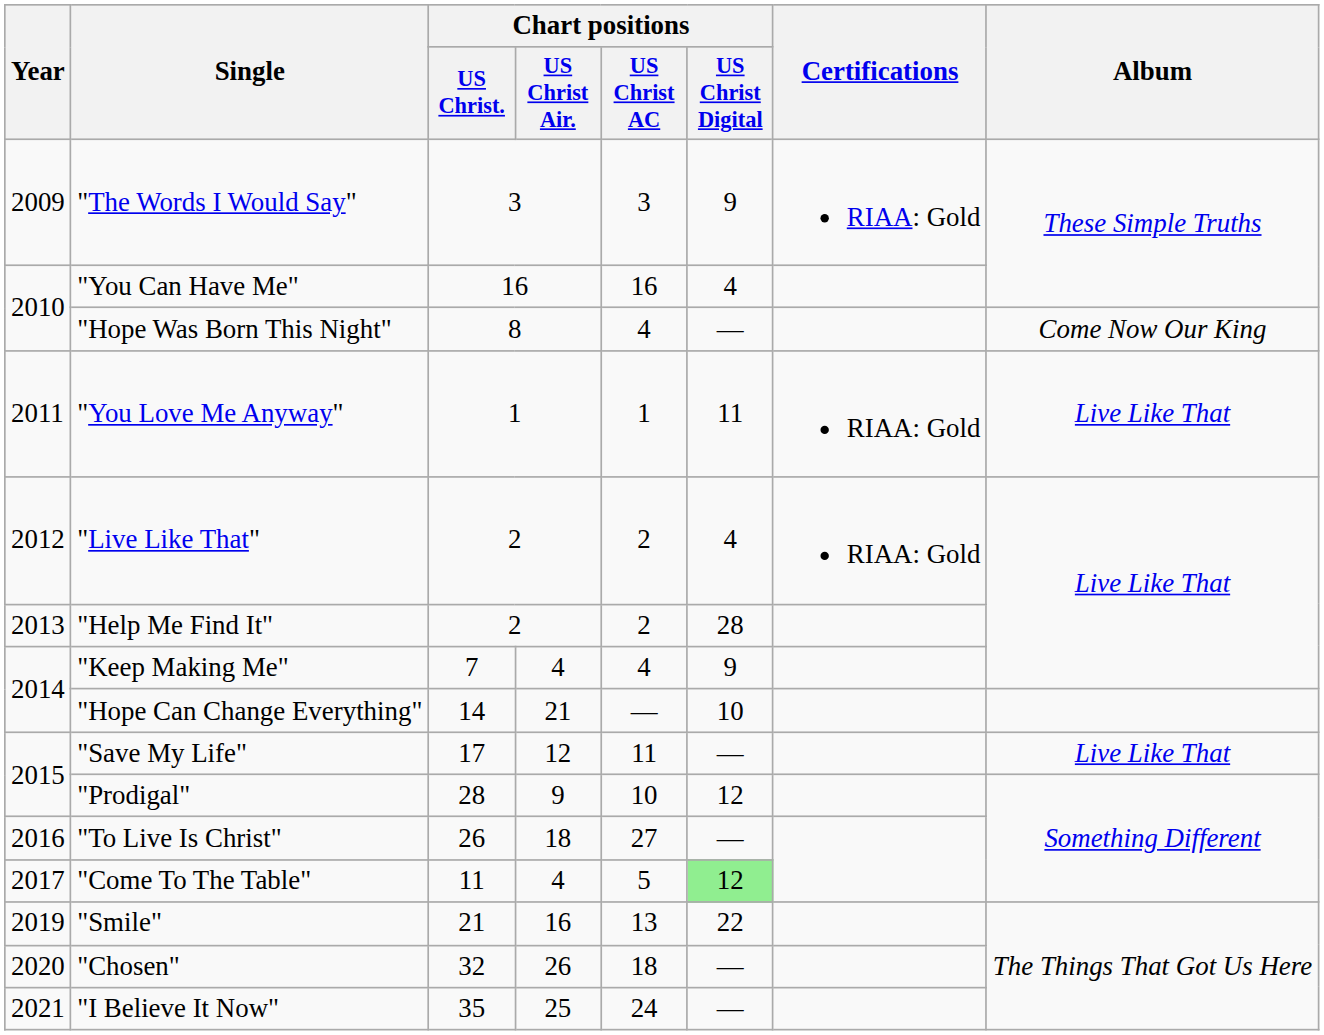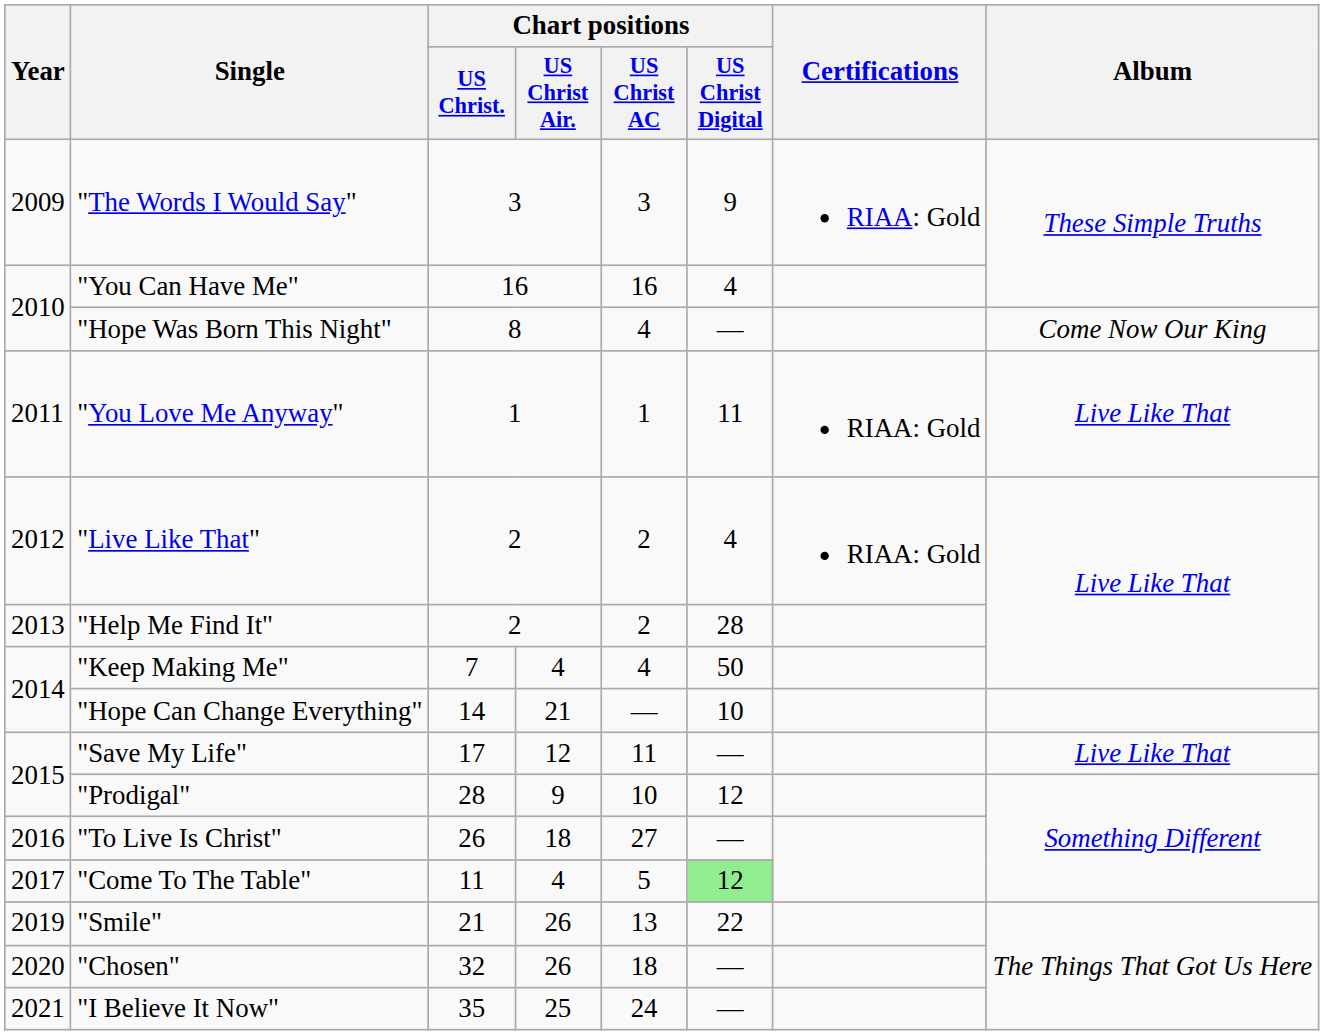(730, 667) 9 -> (730, 667) 50
(558, 923) 16 -> (558, 923) 26
